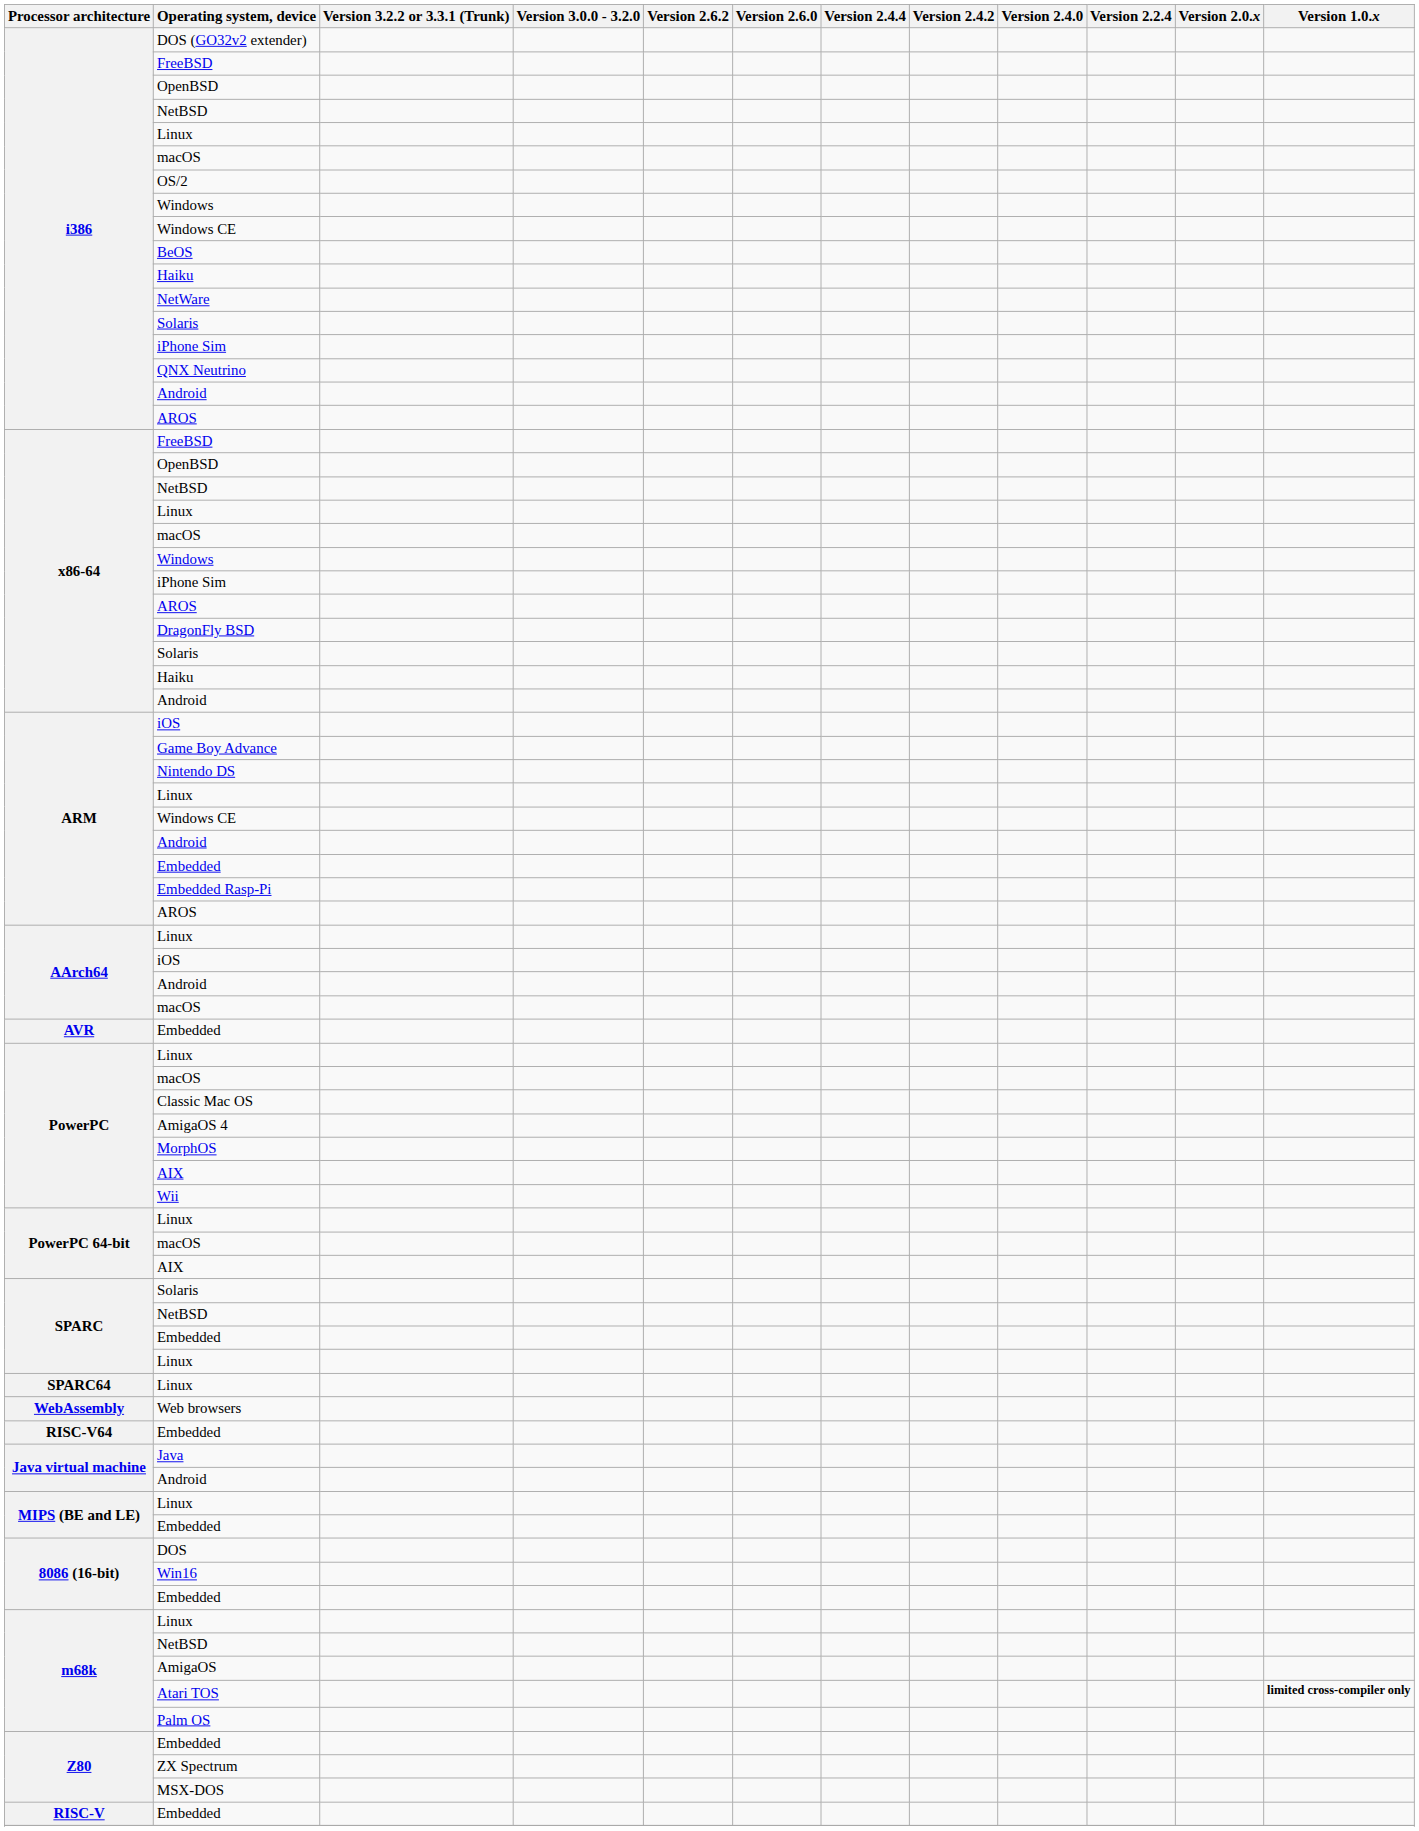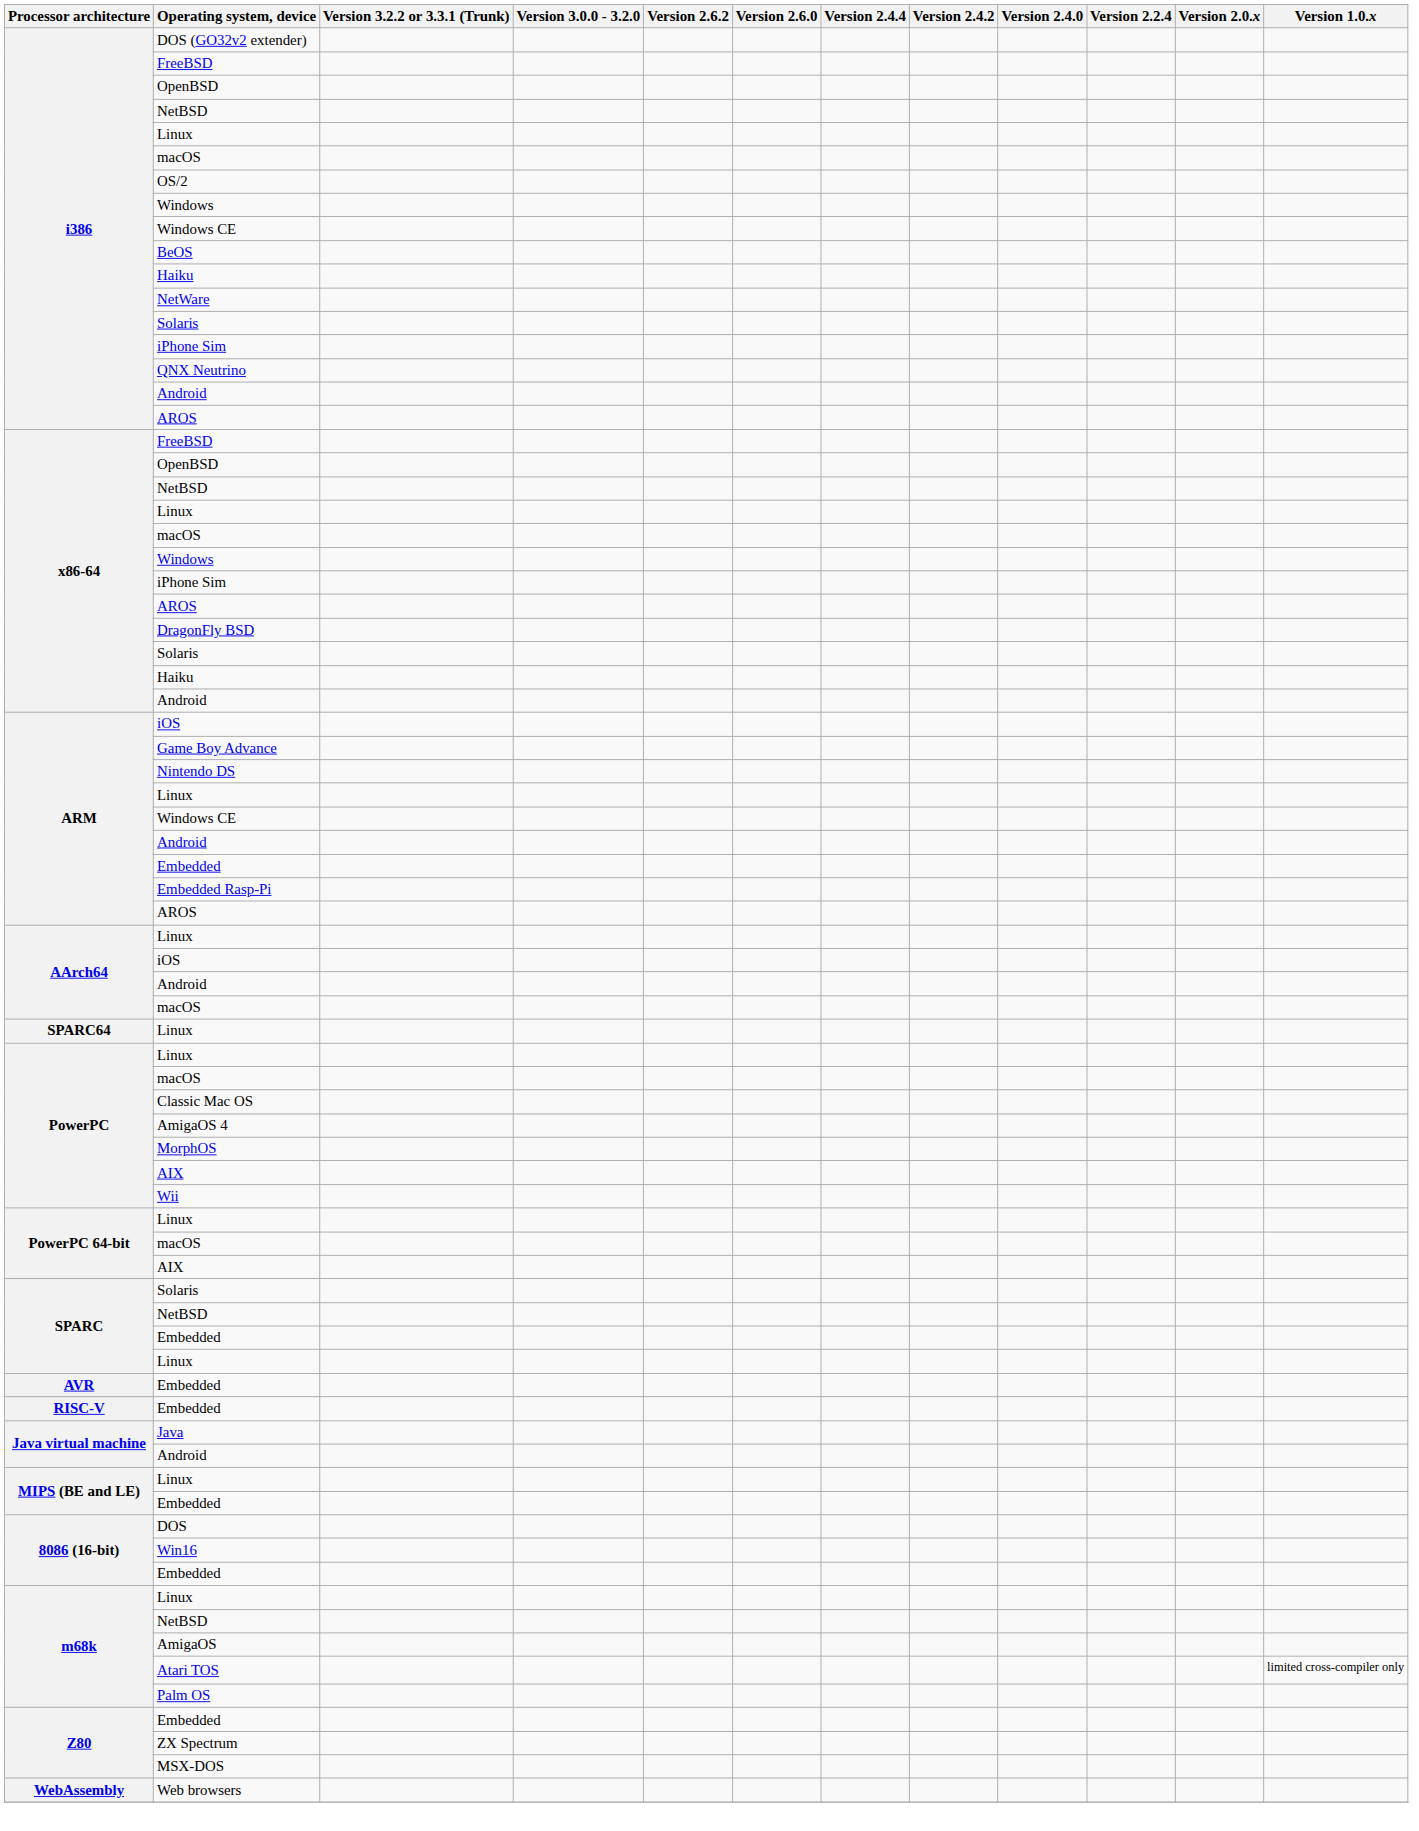rows swapped: (79, 1031) <-> (79, 1385)
rows swapped: (79, 1813) <-> (79, 1408)
- row: (79, 1432)
(1339, 1693) bold -> (1336, 1667) normal
